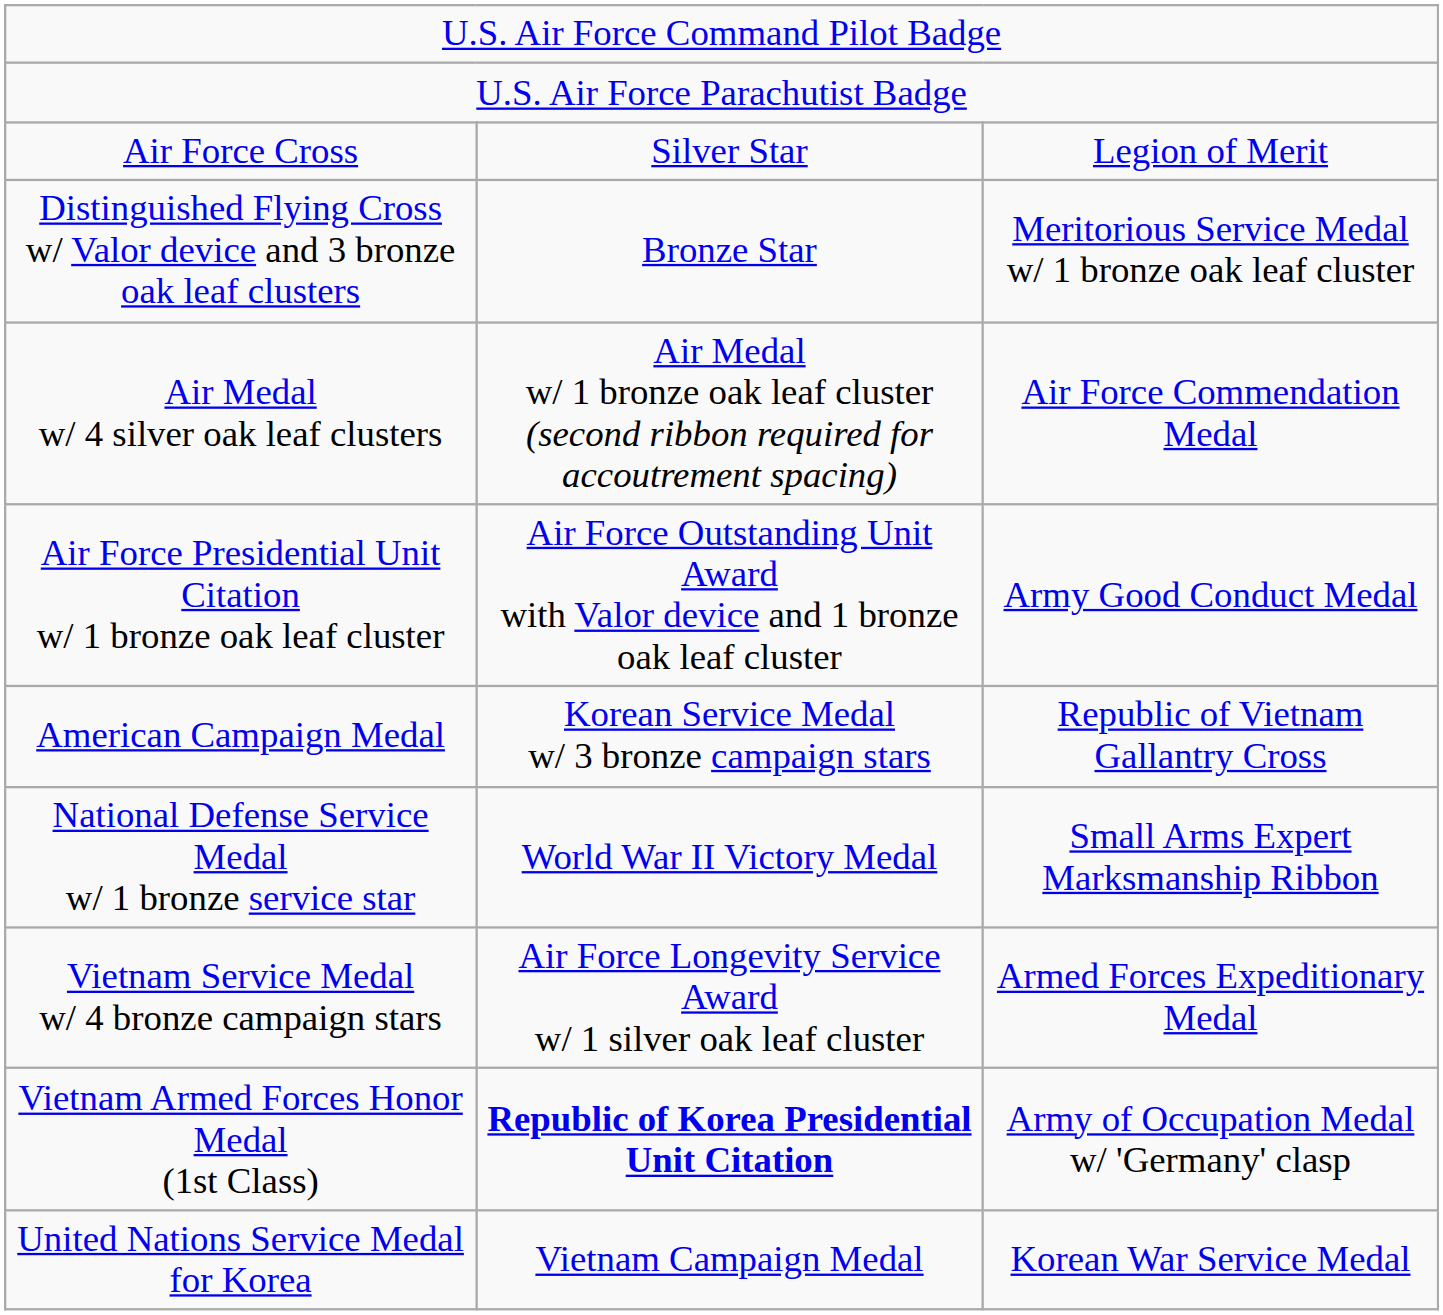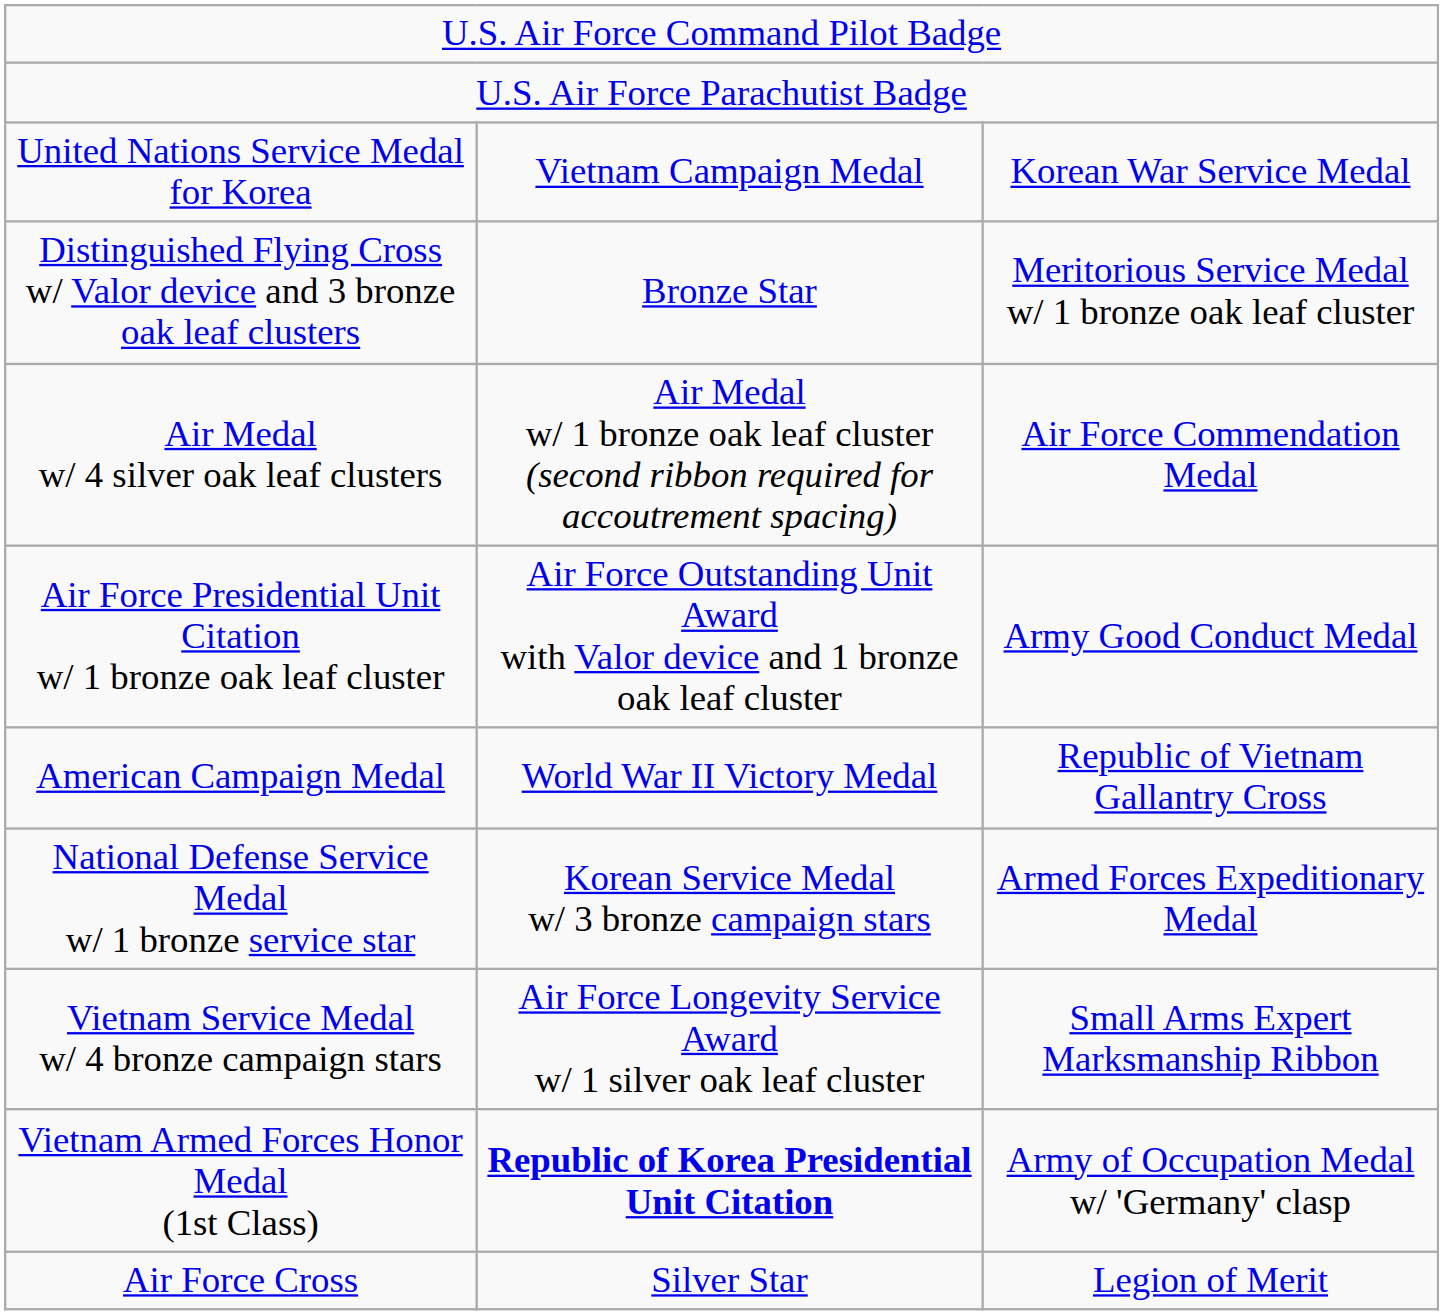rows swapped: (241, 150) <-> (241, 1259)
(730, 735) Korean Service Medal w/ 3 bronze campaign stars -> (730, 777) World War II Victory Medal
(730, 856) World War II Victory Medal -> (730, 897) Korean Service Medal w/ 3 bronze campaign stars
(1210, 856) Small Arms Expert Marksmanship Ribbon -> (1211, 897) Armed Forces Expeditionary Medal
(1211, 997) Armed Forces Expeditionary Medal -> (1210, 1038) Small Arms Expert Marksmanship Ribbon
